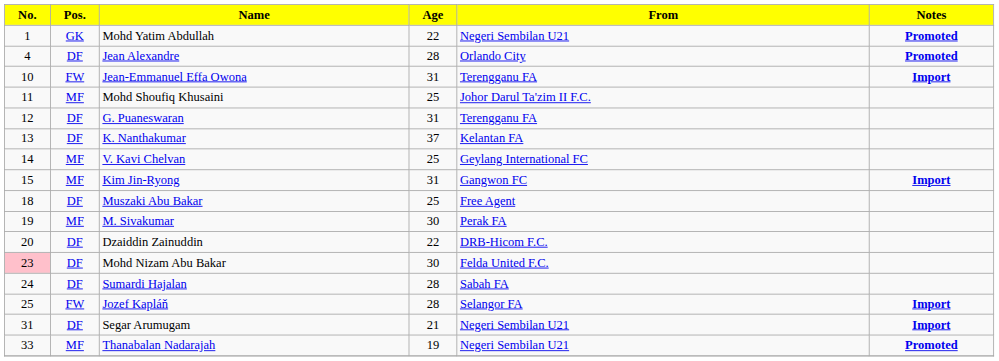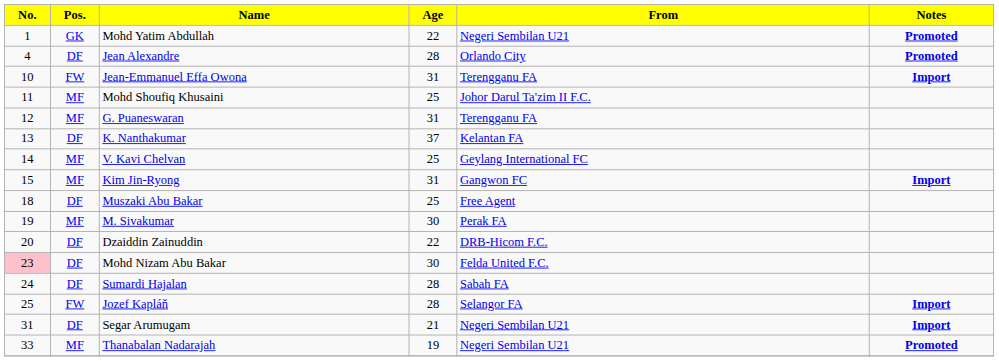(75, 118) DF -> (75, 118) MF
